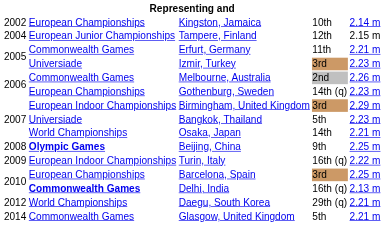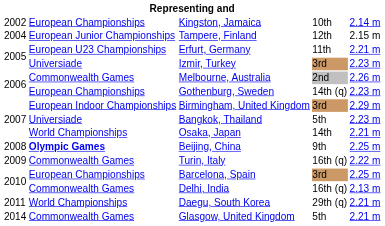(81, 50) Commonwealth Games -> (97, 50) European U23 Championships
(103, 161) European Indoor Championships -> (81, 161) Commonwealth Games
(85, 188) bold -> (81, 188) normal
(15, 202) 2012 -> (15, 202) 2011
